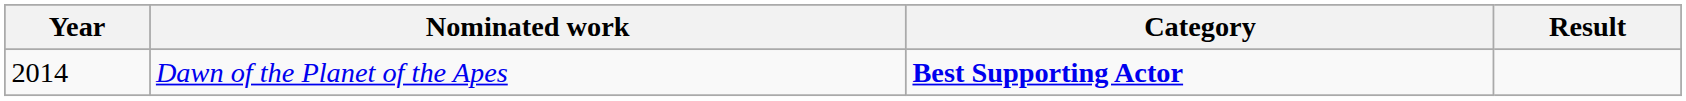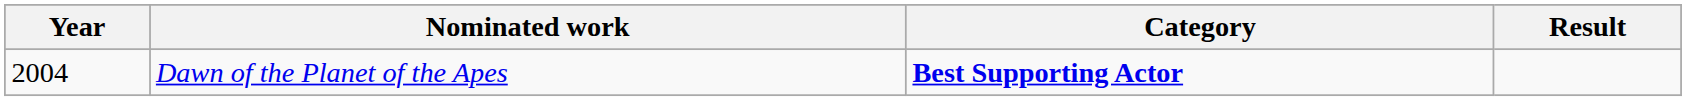(40, 71) 2014 -> (40, 71) 2004
